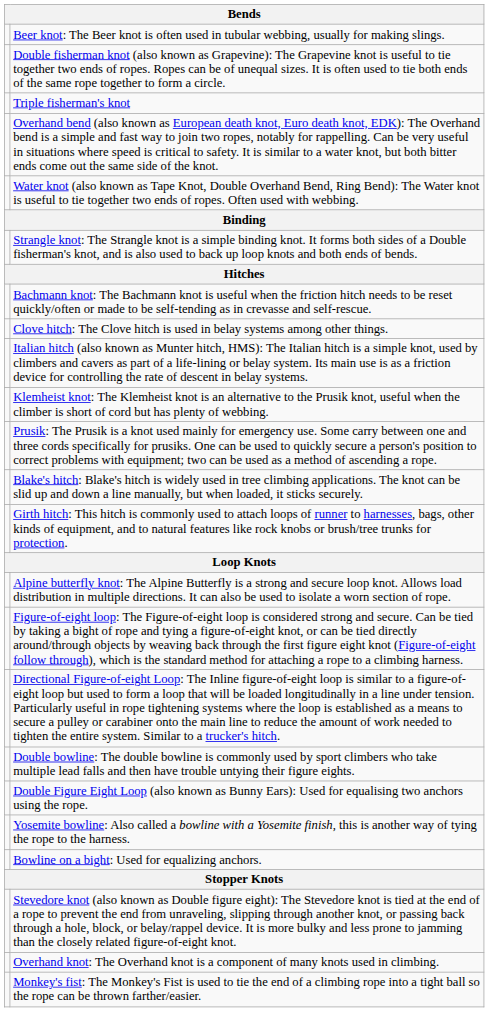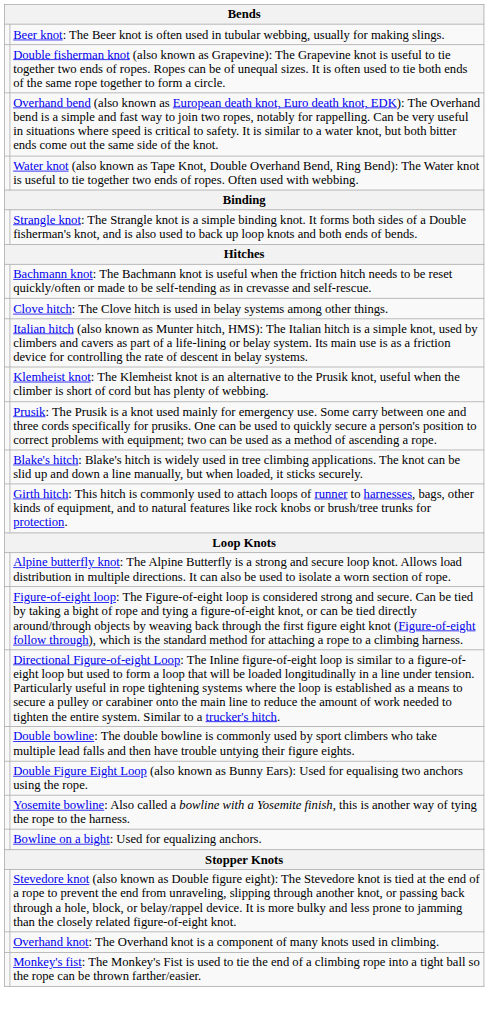- row: (72, 103)
